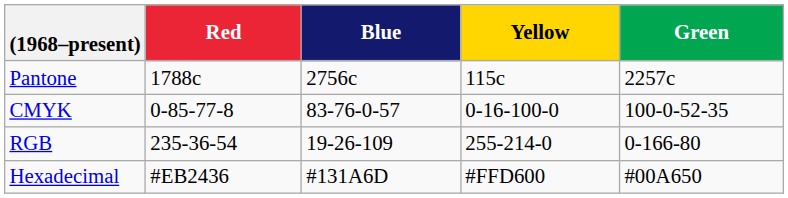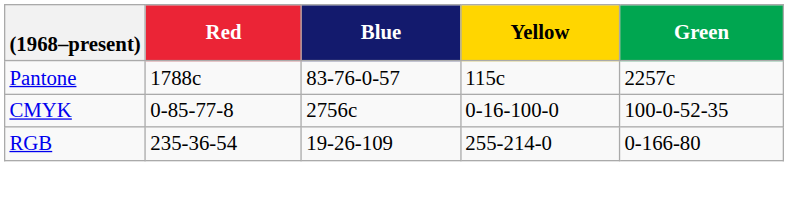(332, 77) 2756c -> (353, 77) 83-76-0-57
(353, 110) 83-76-0-57 -> (332, 110) 2756c
- row: (64, 176)
